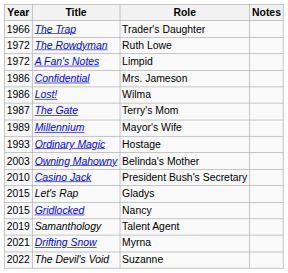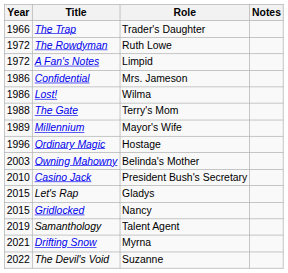(18, 111) 1987 -> (18, 111) 1988
(18, 144) 1993 -> (18, 144) 1996
